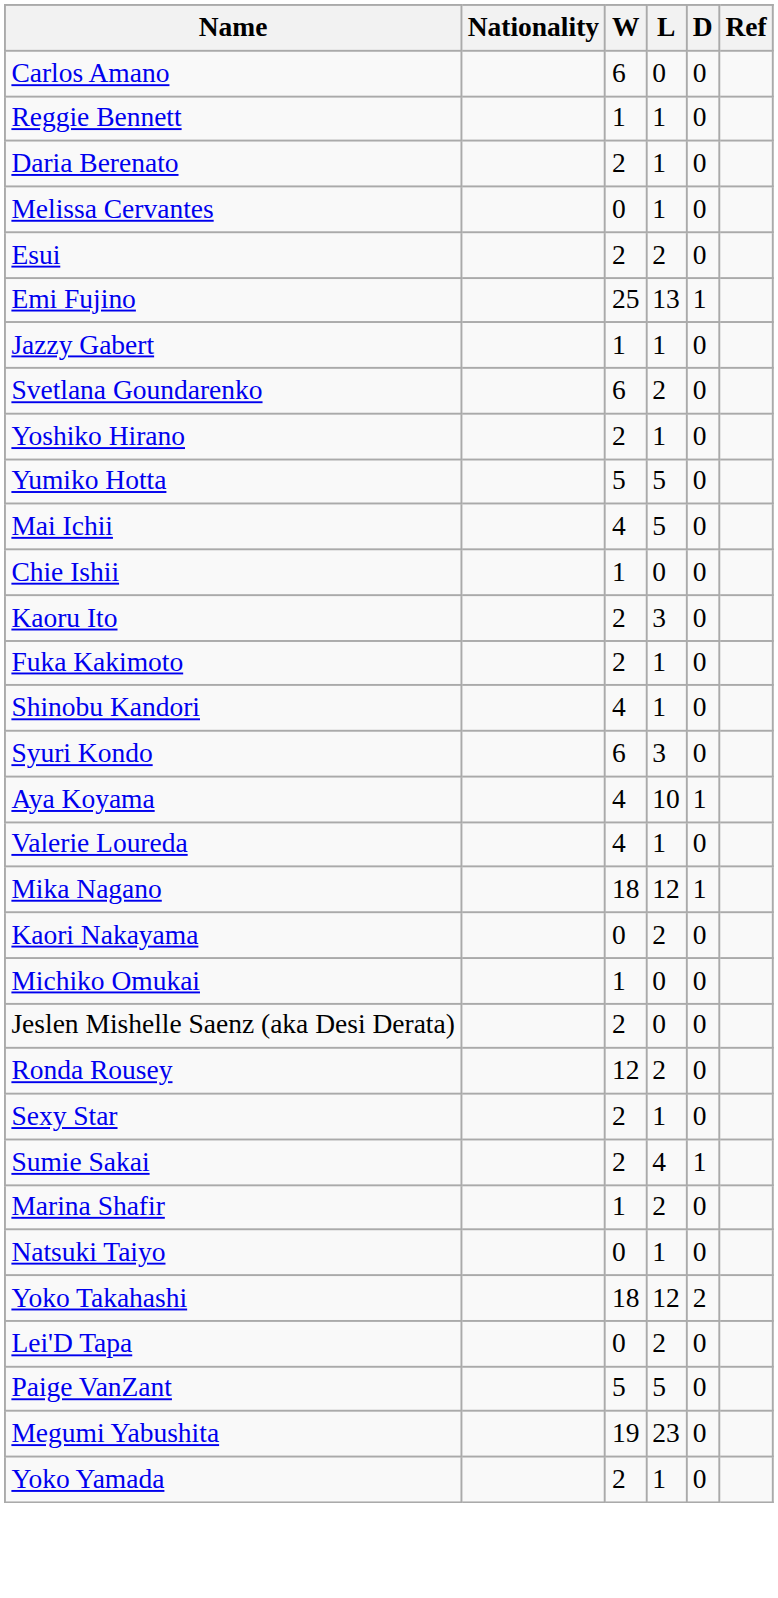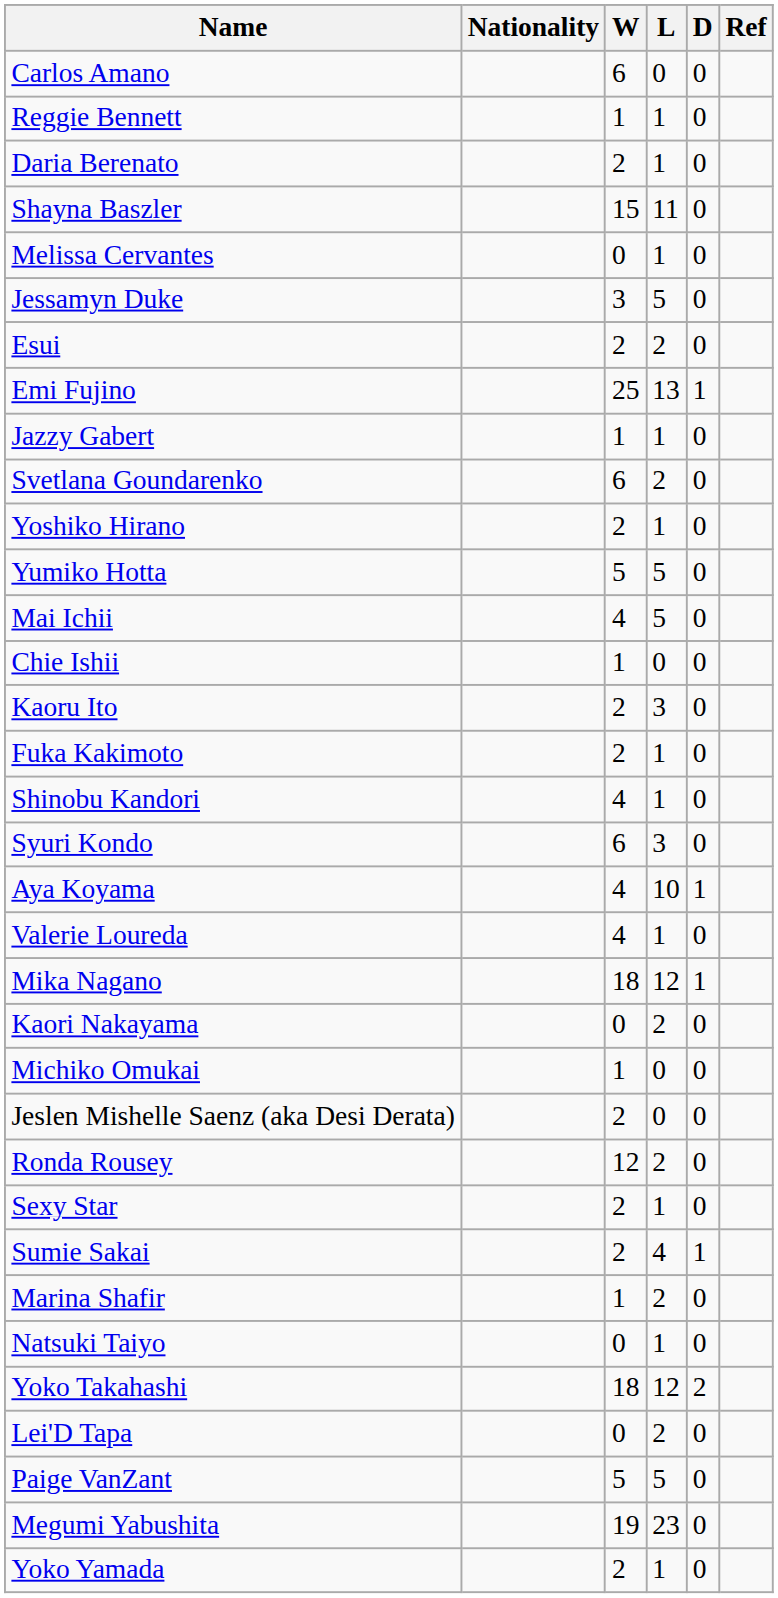+ row: (97, 209)
+ row: (97, 299)
